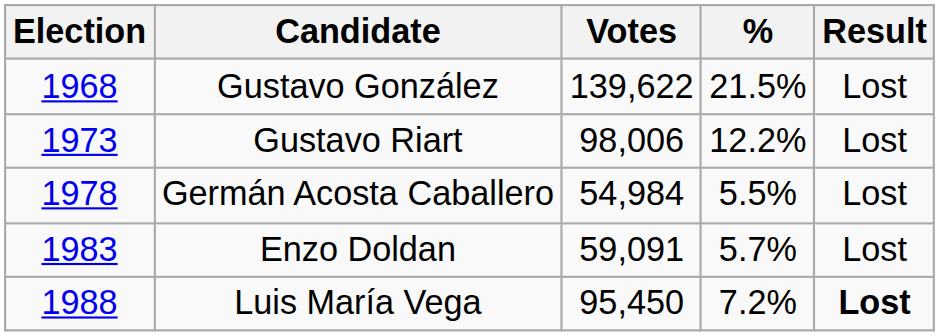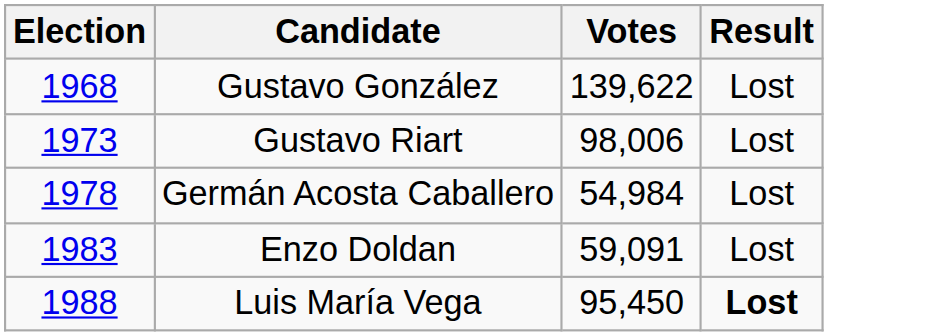- column: (758, 31)
